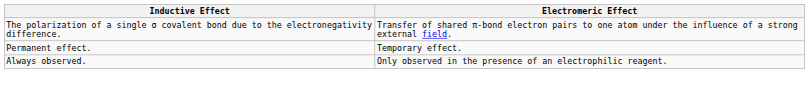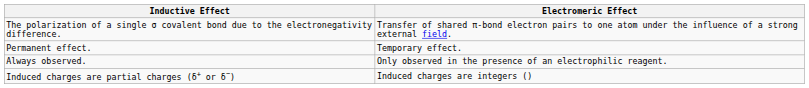+ row: (121, 76)
